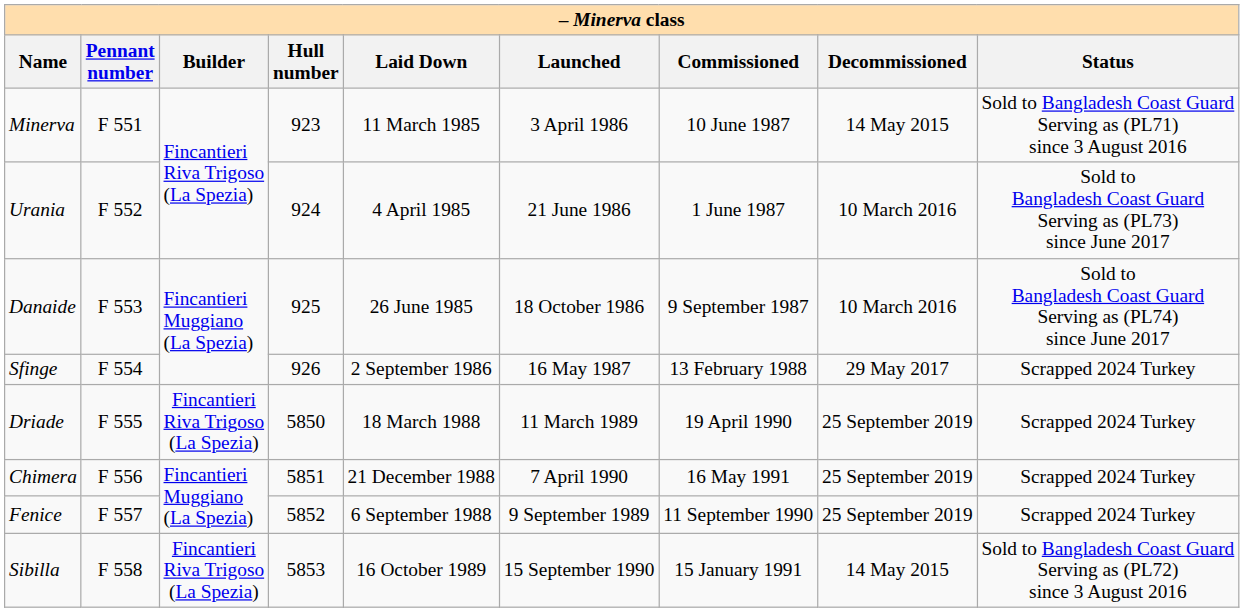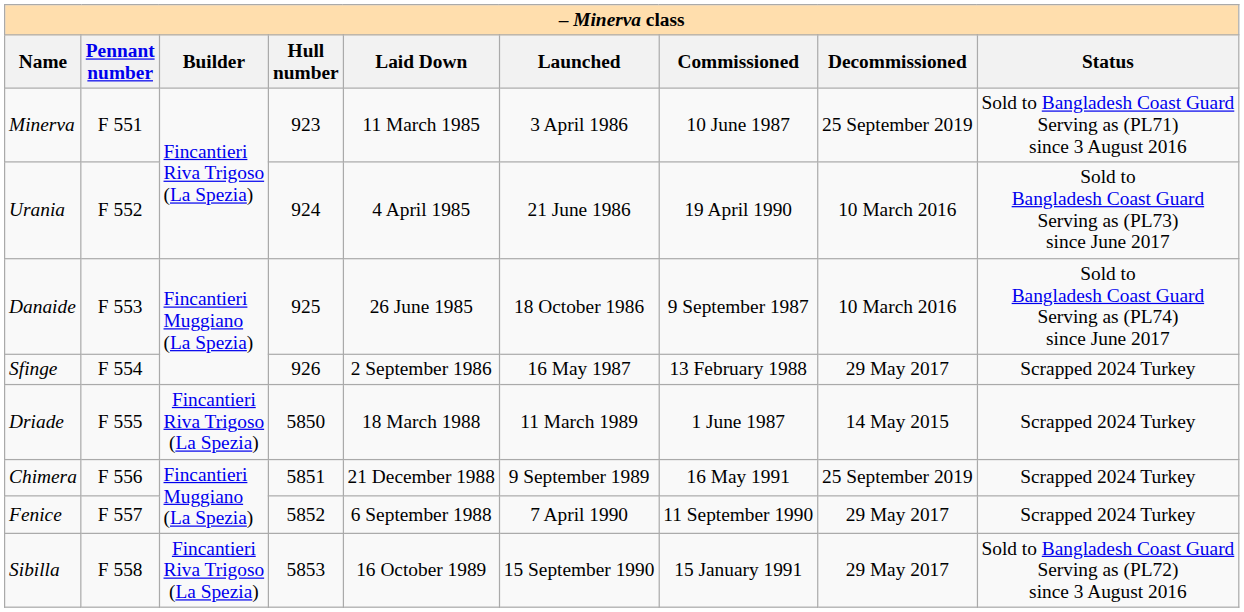(897, 124) 14 May 2015 -> (897, 124) 25 September 2019
(738, 209) 1 June 1987 -> (738, 209) 19 April 1990
(738, 421) 19 April 1990 -> (738, 421) 1 June 1987
(897, 421) 25 September 2019 -> (897, 421) 14 May 2015
(579, 477) 7 April 1990 -> (579, 477) 9 September 1989
(579, 514) 9 September 1989 -> (579, 514) 7 April 1990
(897, 514) 25 September 2019 -> (897, 514) 29 May 2017
(897, 570) 14 May 2015 -> (897, 570) 29 May 2017
